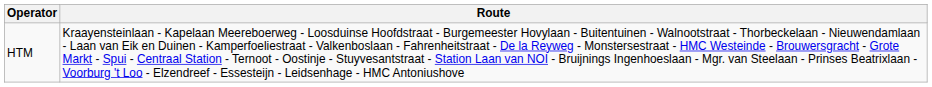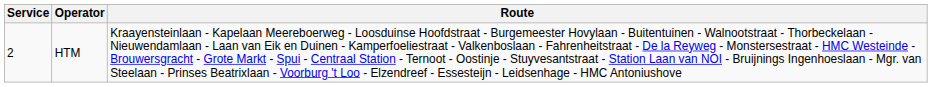+ column: (28, 13)
